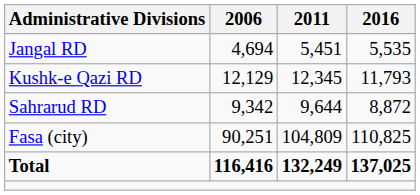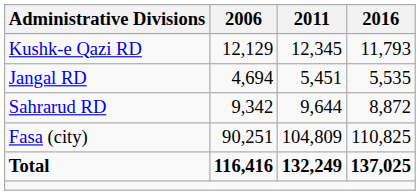rows swapped: (48, 48) <-> (75, 78)
